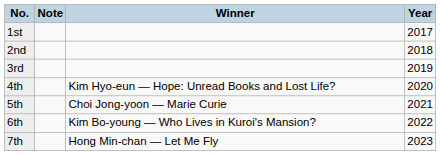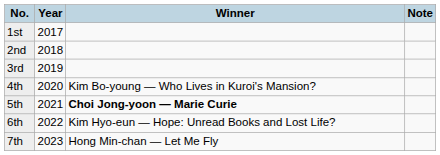columns swapped: (420, 13) <-> (50, 13)
(202, 86) Kim Hyo-eun — Hope: Unread Books and Lost Life? -> (192, 86) Kim Bo-young — Who Lives in Kuroi's Mansion?
(148, 104) normal -> (153, 104) bold
(192, 123) Kim Bo-young — Who Lives in Kuroi's Mansion? -> (202, 123) Kim Hyo-eun — Hope: Unread Books and Lost Life?
